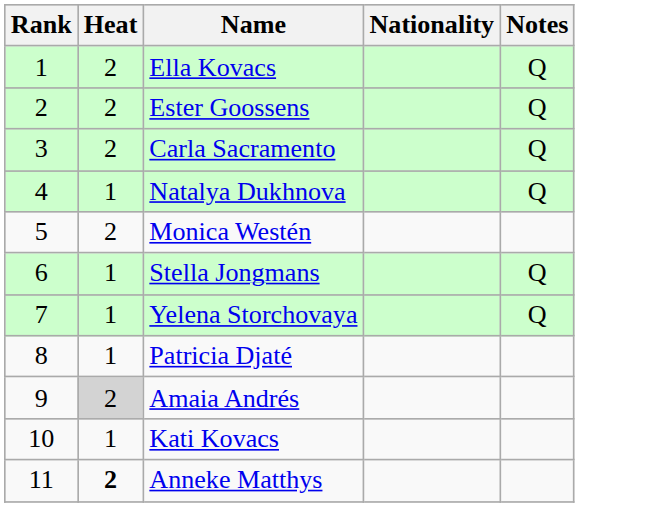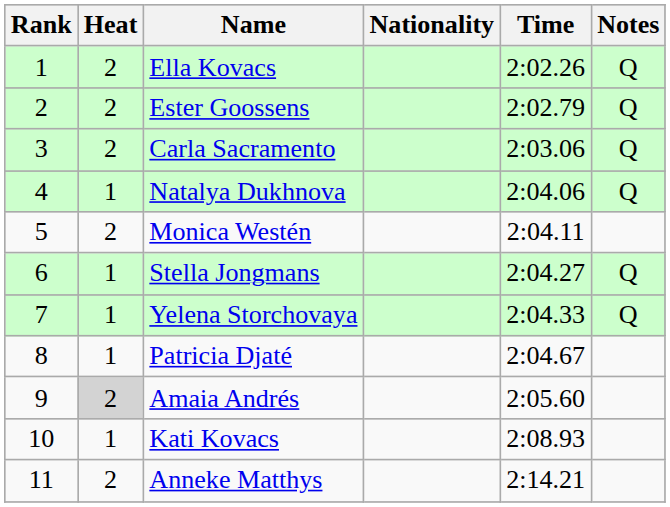+ column: (546, 25)
(111, 480) bold -> (111, 480) normal
